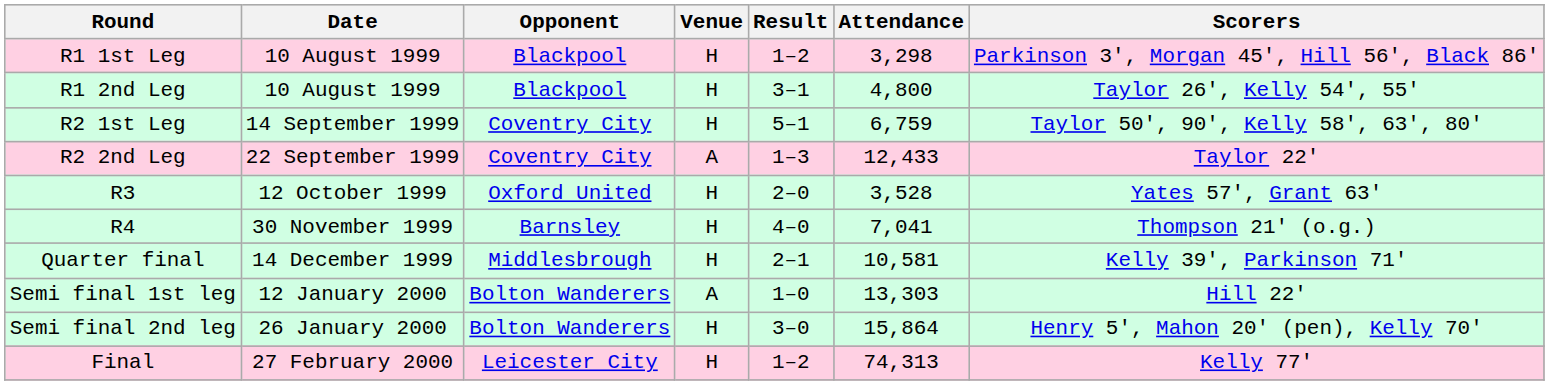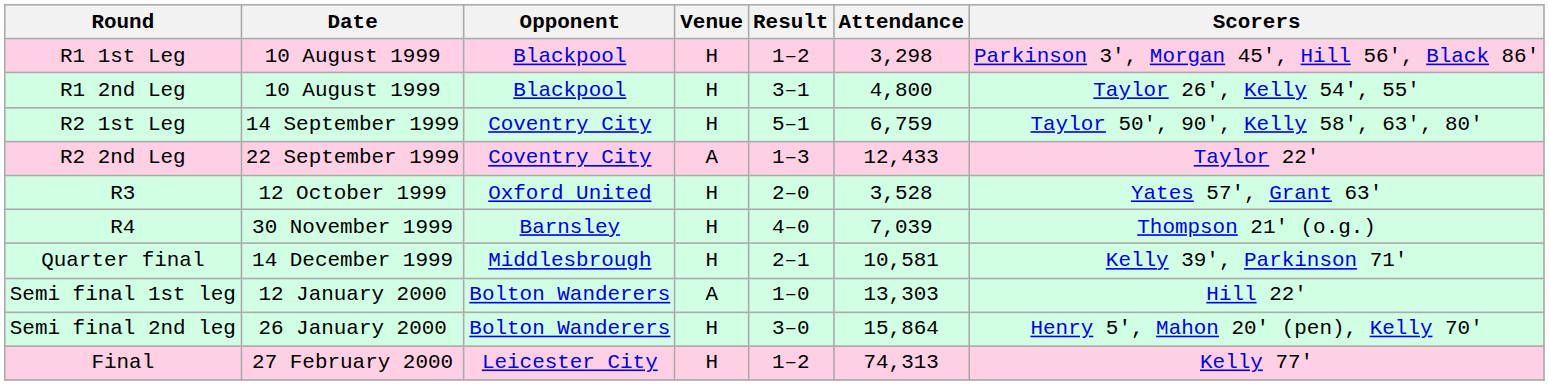(901, 227) 7,041 -> (901, 227) 7,039
